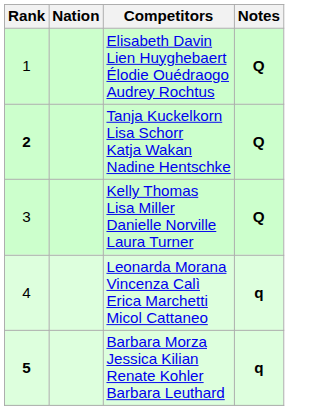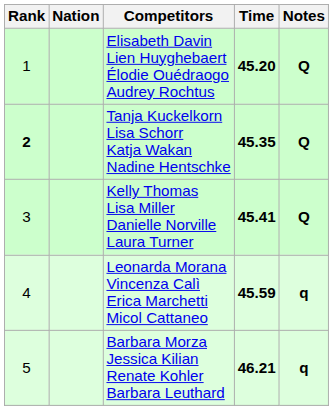+ column: (257, 16)
(27, 367) bold -> (27, 367) normal
